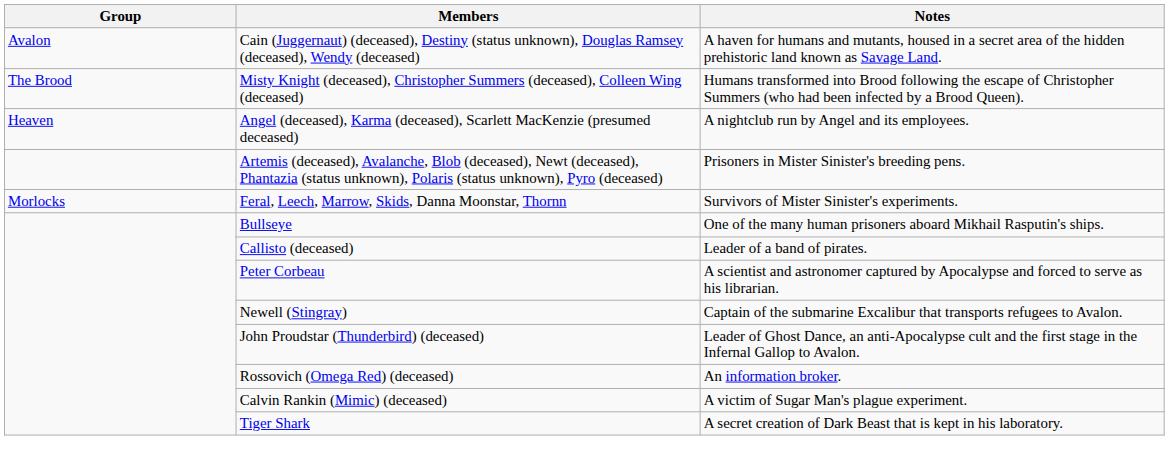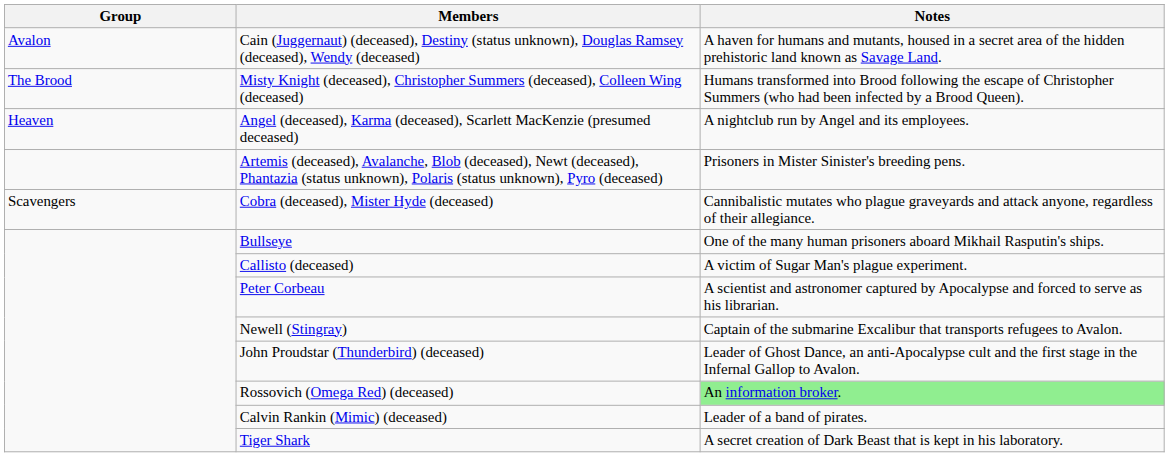+ row: (366, 201)
- row: (403, 201)
(786, 248) Leader of a band of pirates. -> (835, 265) A victim of Sugar Man's plague experiment.
(773, 376) no background -> (773, 393) lightgreen background
(835, 399) A victim of Sugar Man's plague experiment. -> (786, 416) Leader of a band of pirates.
